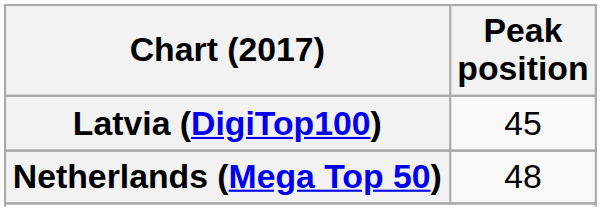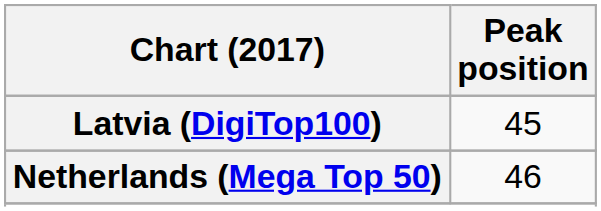(523, 176) 48 -> (523, 176) 46
